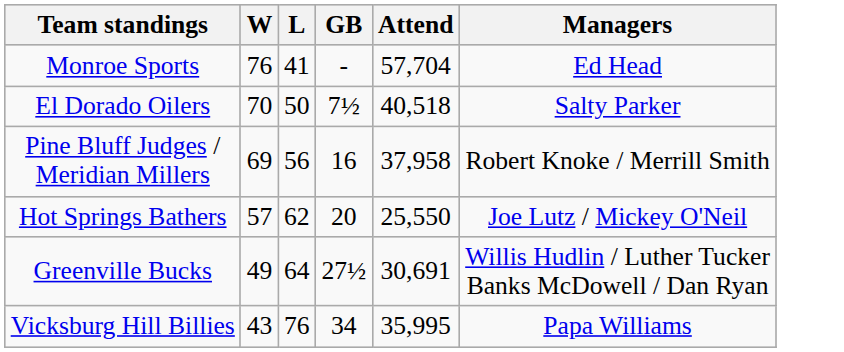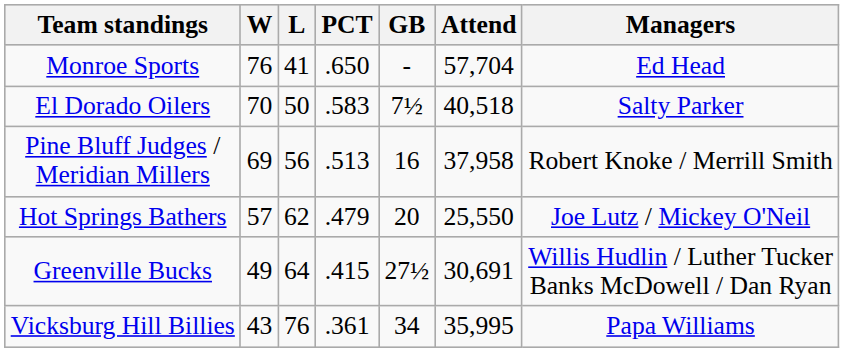+ column: (347, 24)
